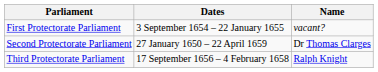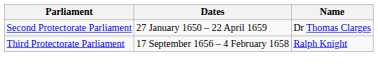- row: (64, 28)
